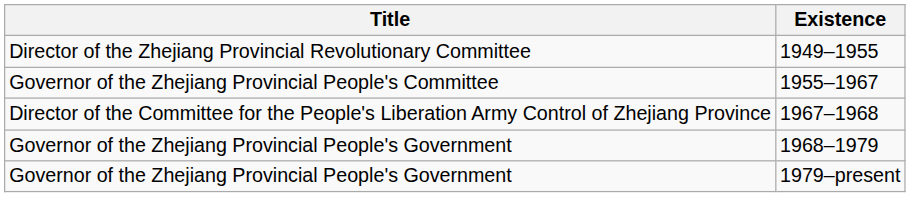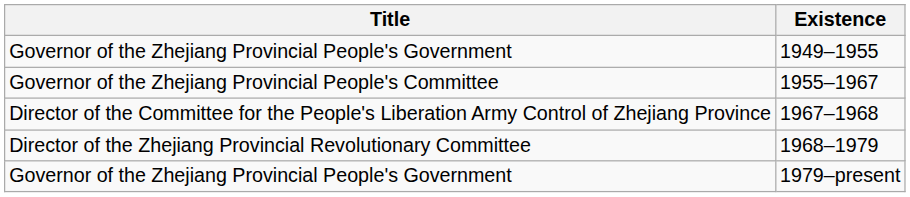(270, 51) Director of the Zhejiang Provincial Revolutionary Committee -> (260, 51) Governor of the Zhejiang Provincial People's Government
(260, 144) Governor of the Zhejiang Provincial People's Government -> (270, 144) Director of the Zhejiang Provincial Revolutionary Committee
